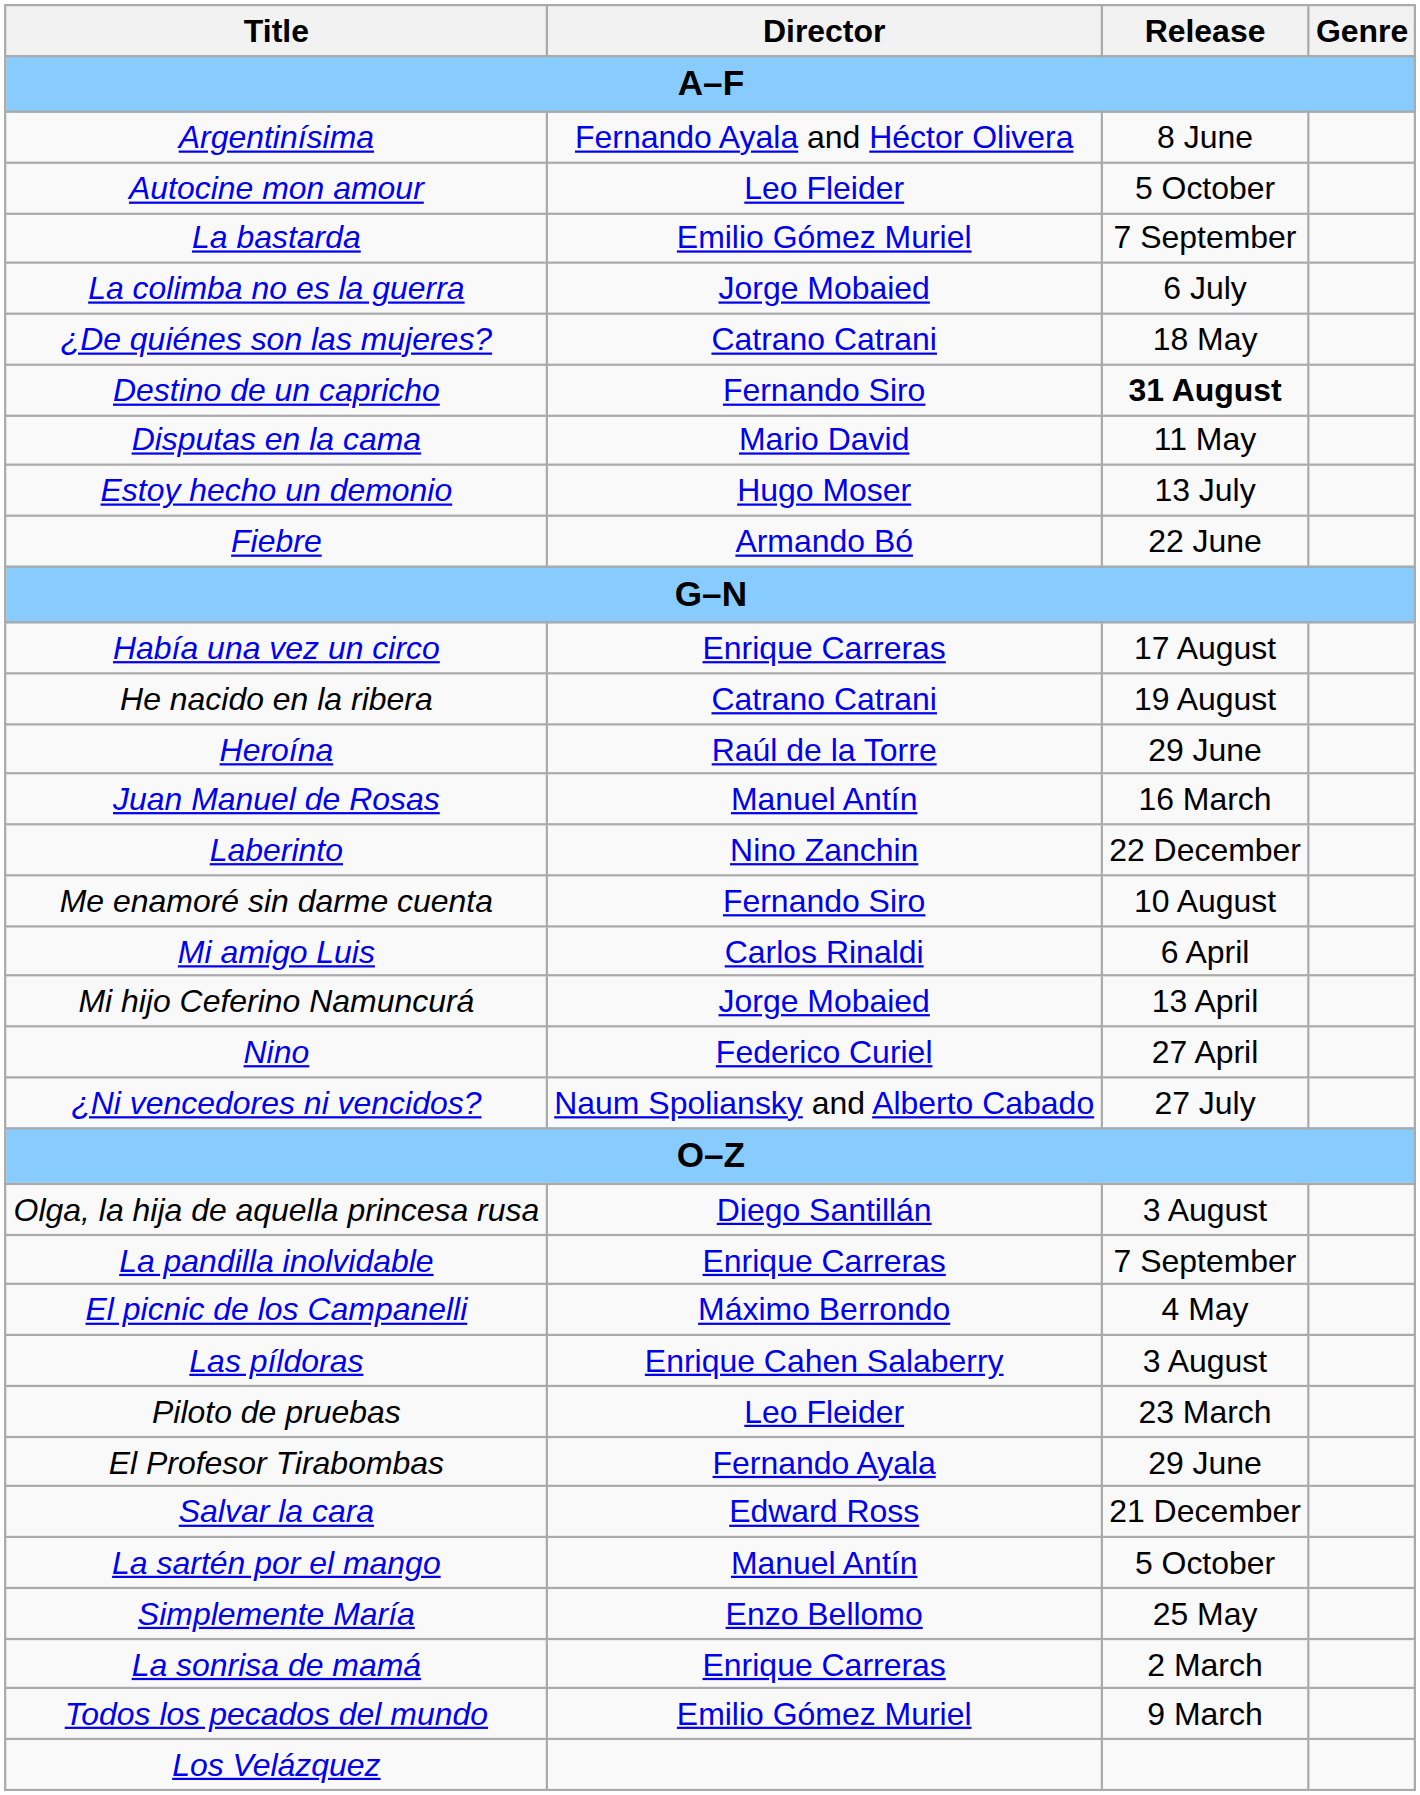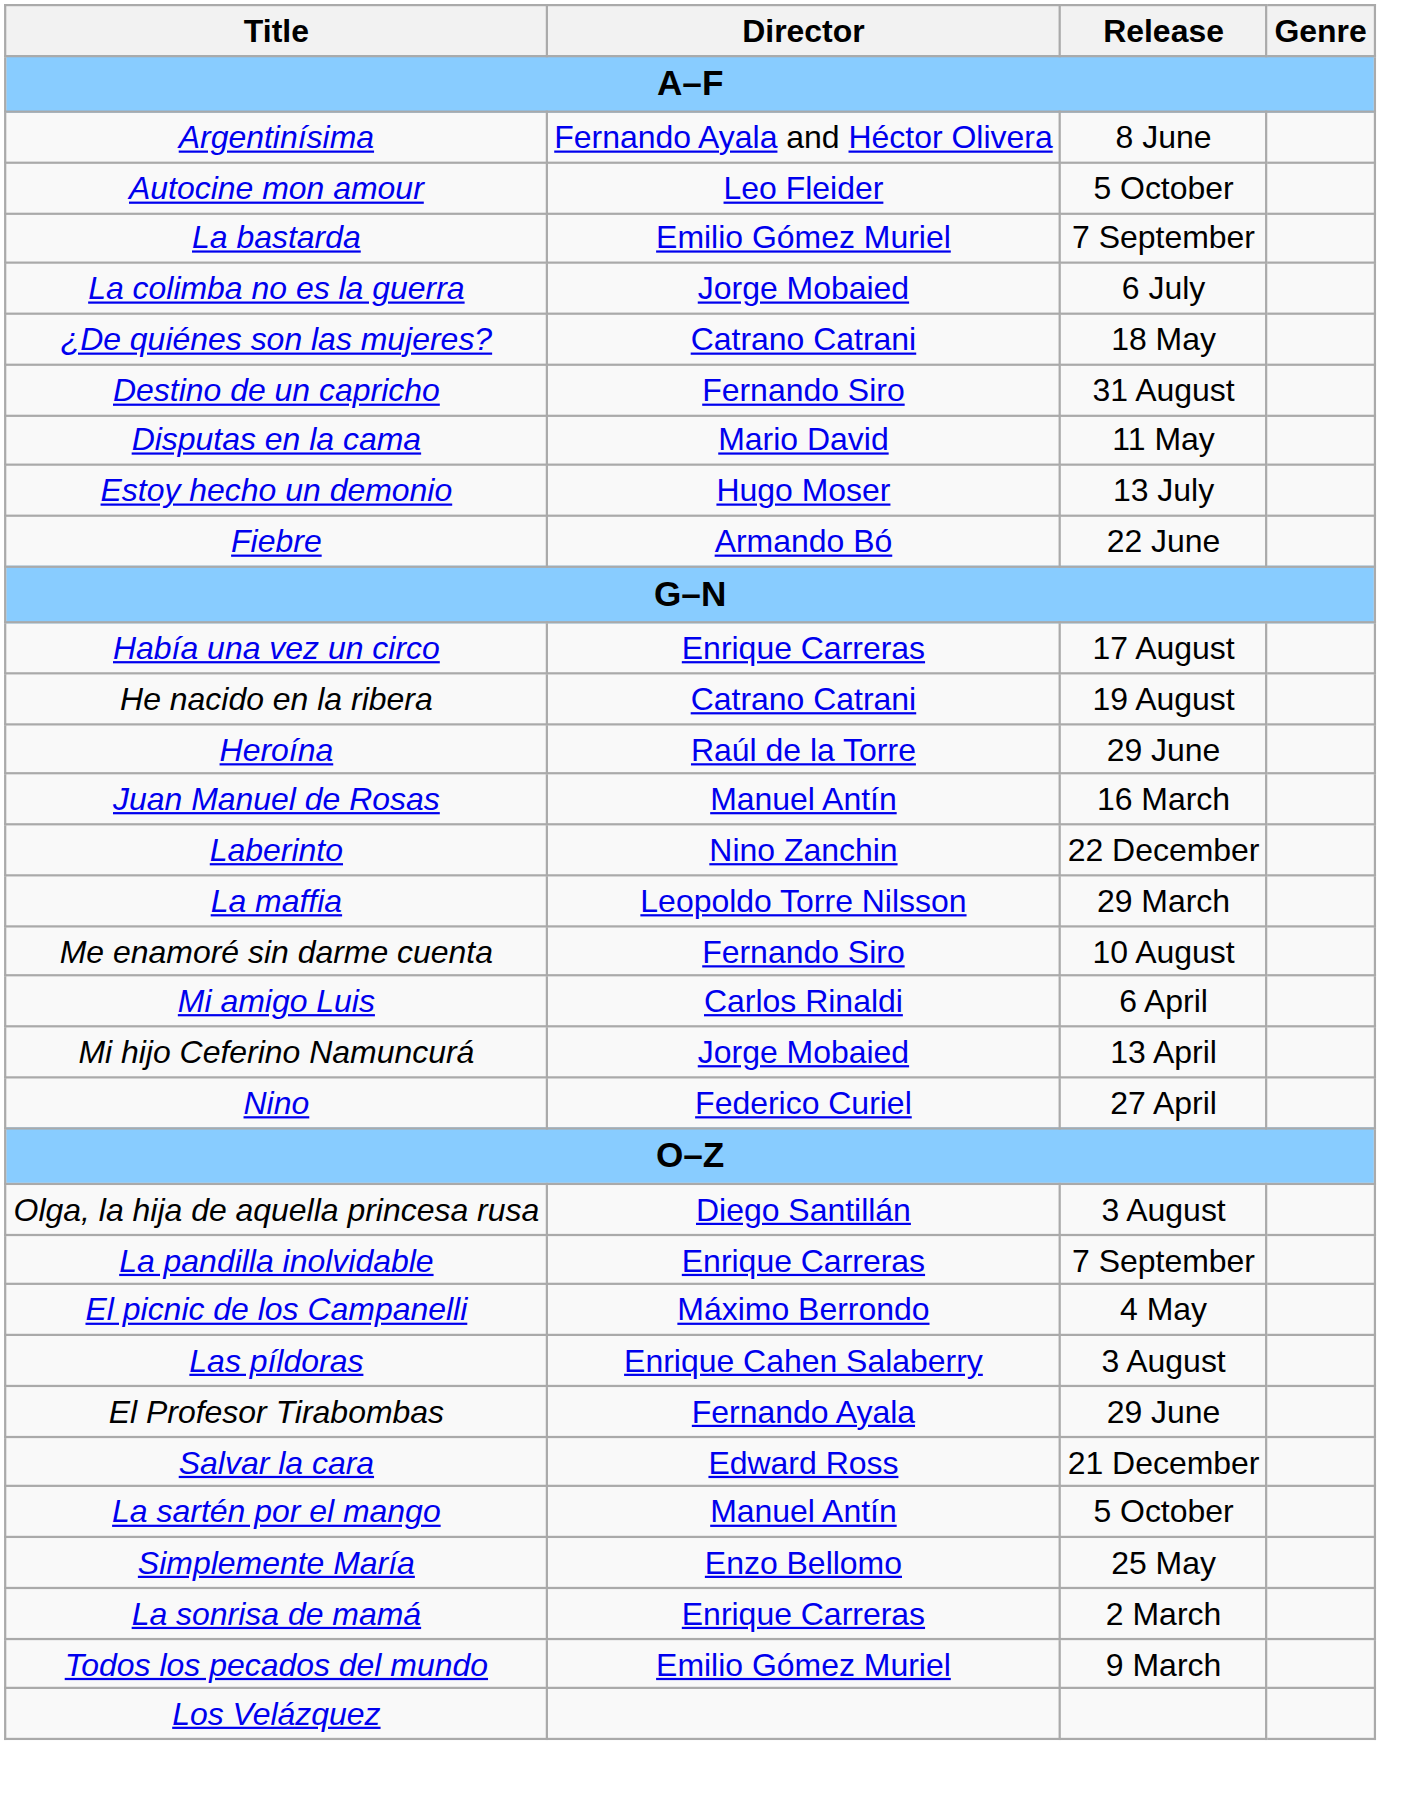(1205, 390) bold -> (1164, 390) normal
+ row: (276, 901)
- row: (276, 1103)
- row: (276, 1411)
